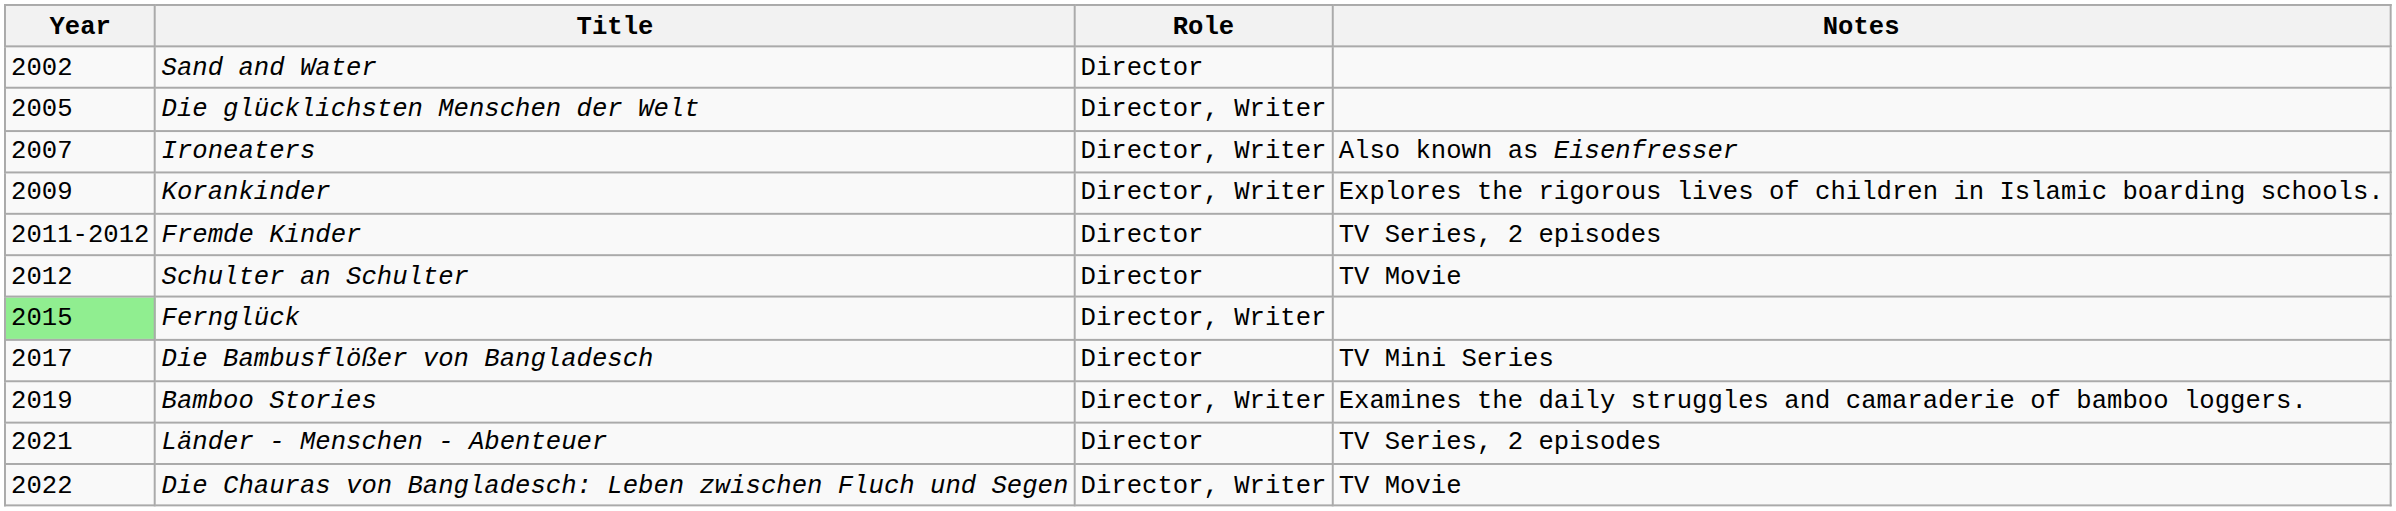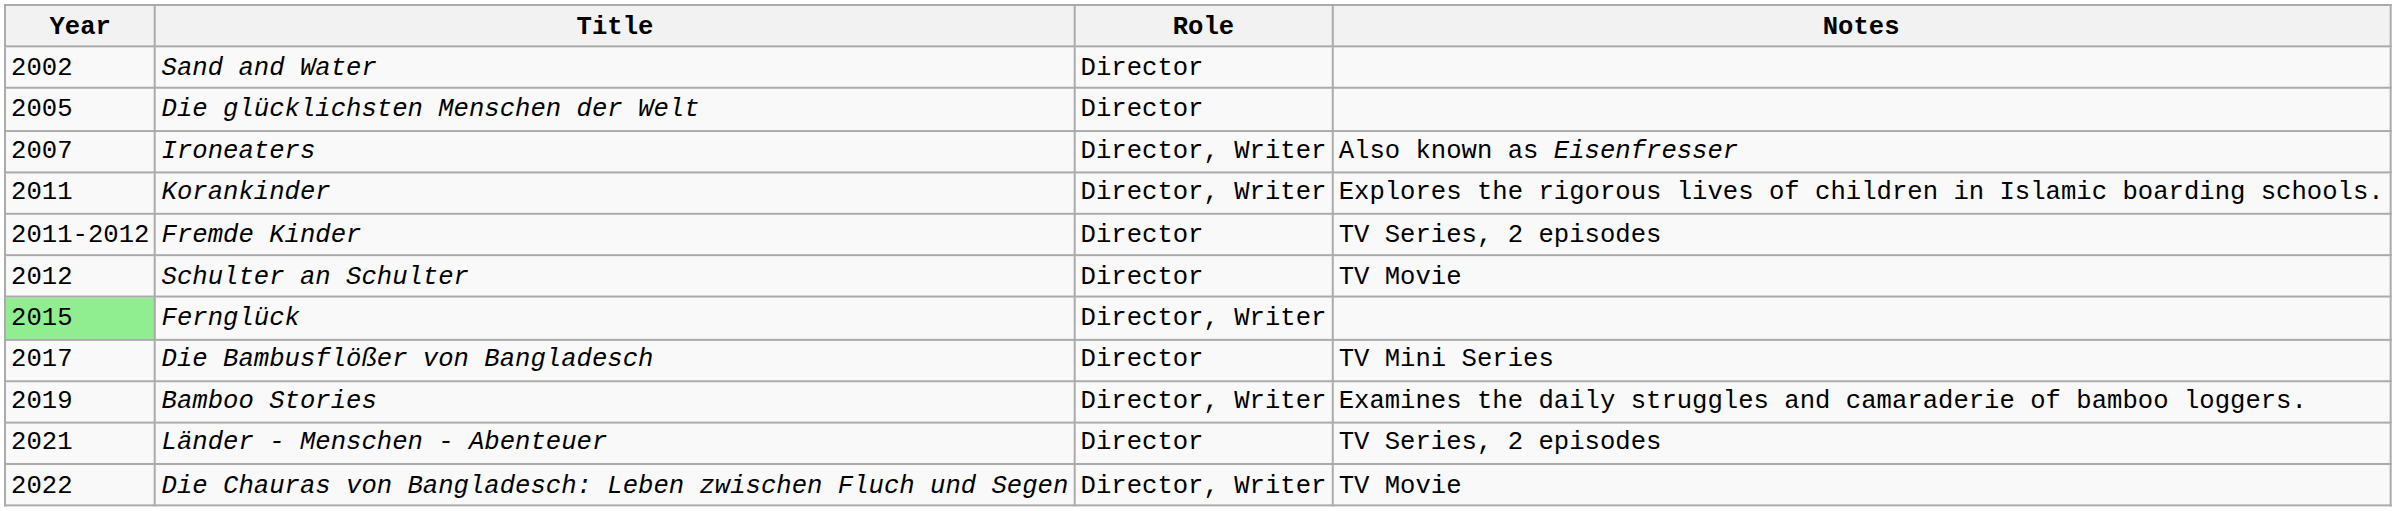(1203, 109) Director, Writer -> (1142, 109) Director
(42, 193) 2009 -> (42, 193) 2011
